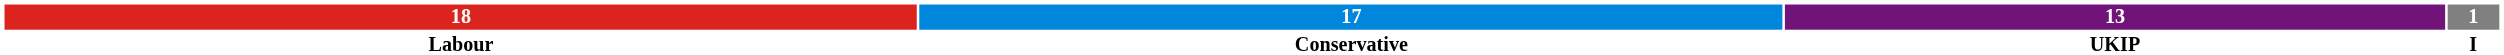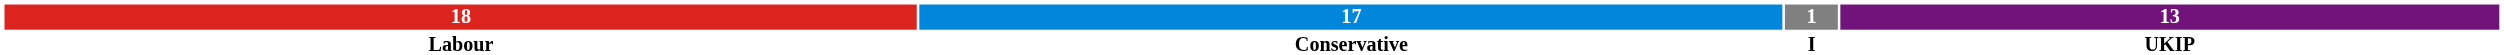columns swapped: (2115, 16) <-> (2473, 16)
